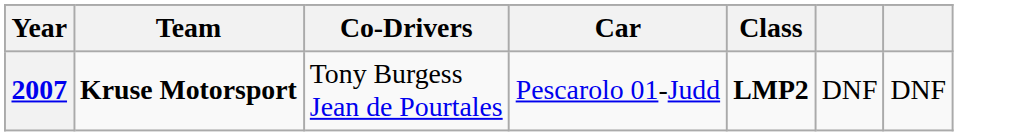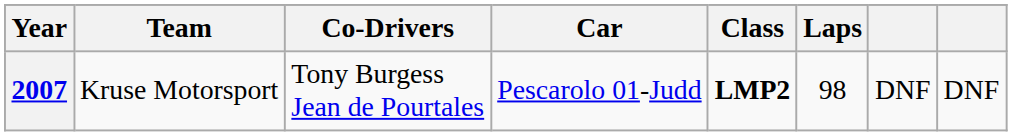+ column: (833, 27)
(188, 90) bold -> (179, 90) normal
